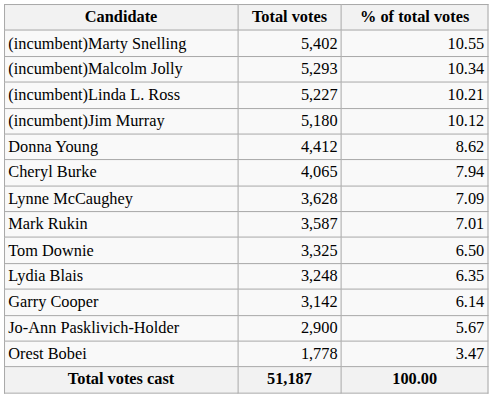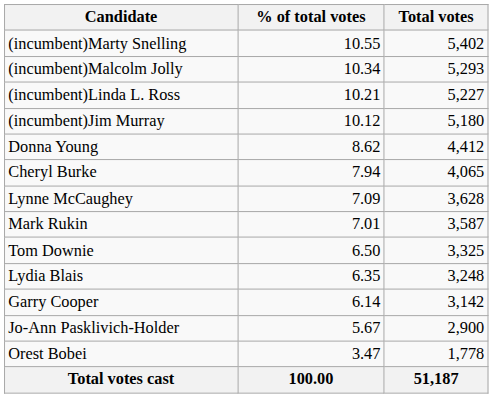columns swapped: (289, 17) <-> (415, 17)
